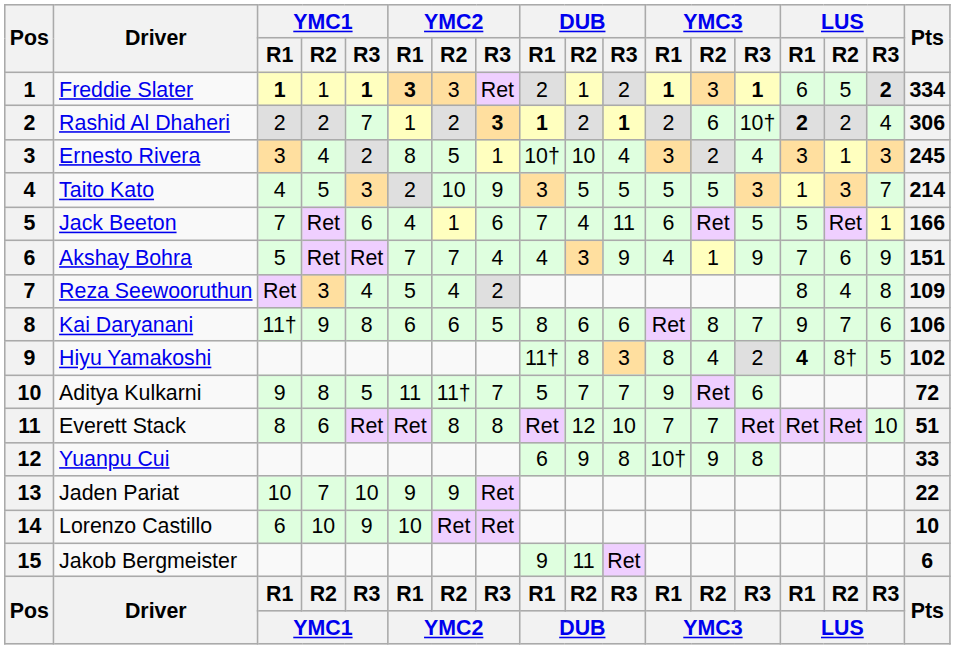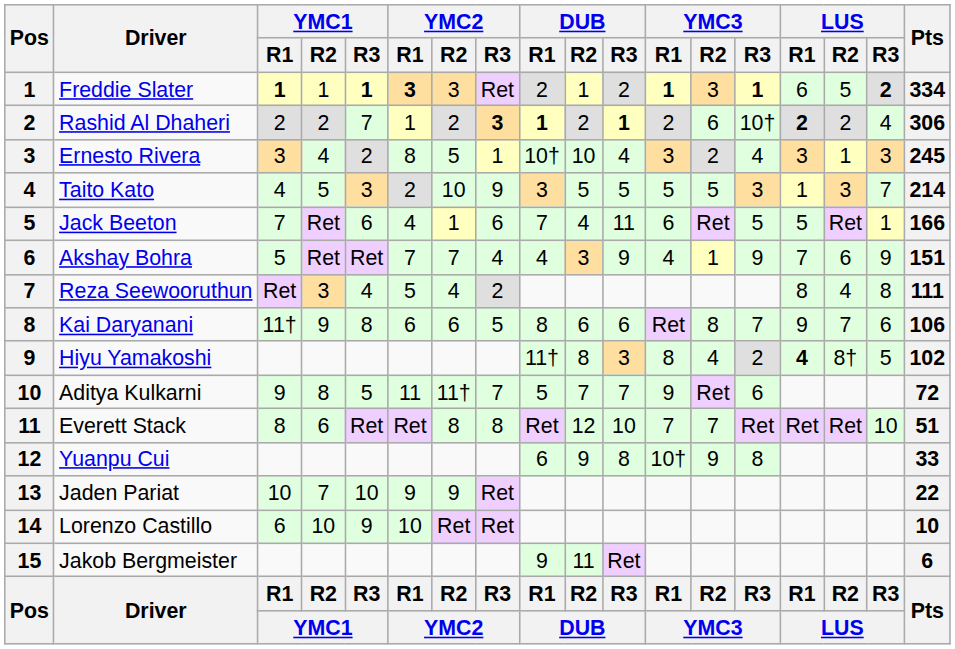(927, 290) 109 -> (927, 290) 111
